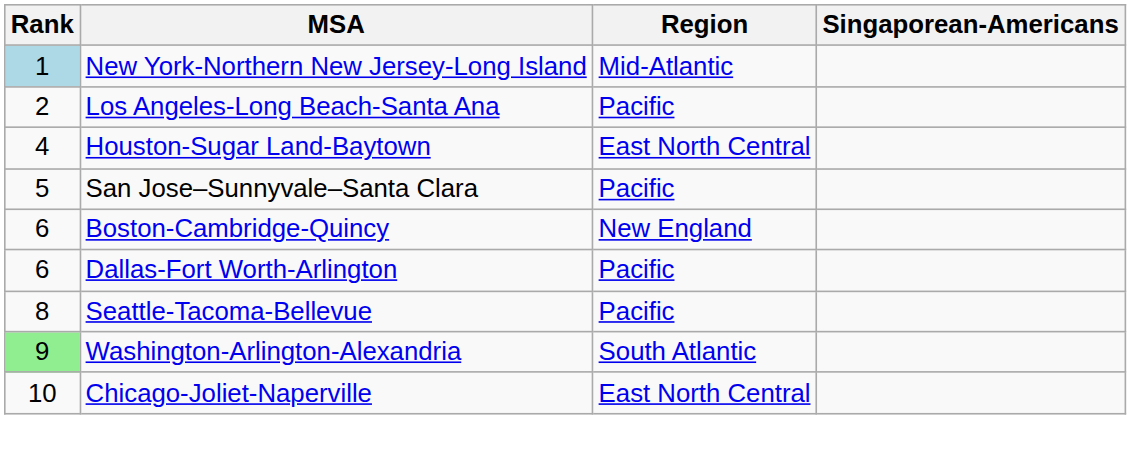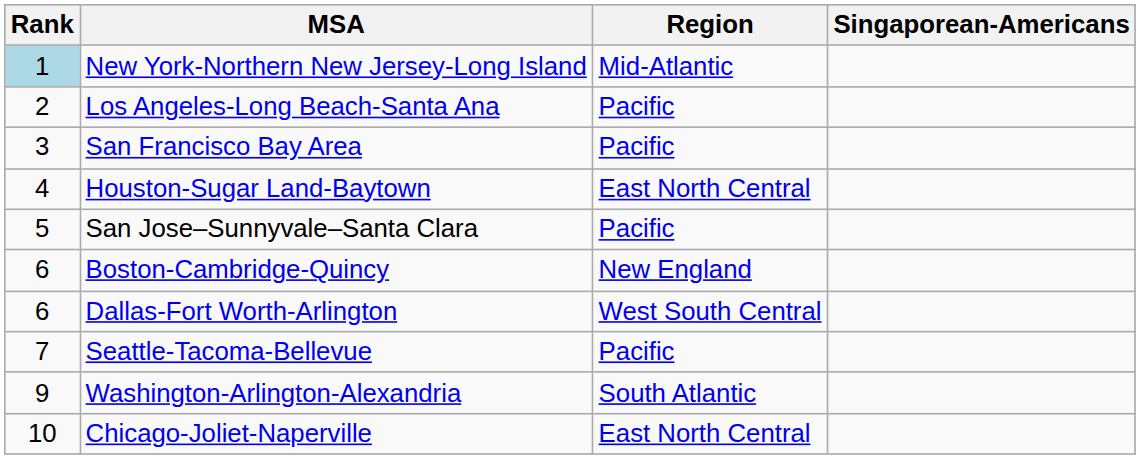+ row: (224, 147)
(637, 270) Pacific -> (710, 310) West South Central
(42, 310) 8 -> (42, 351) 7
(42, 351) lightgreen background -> (42, 392) no background
